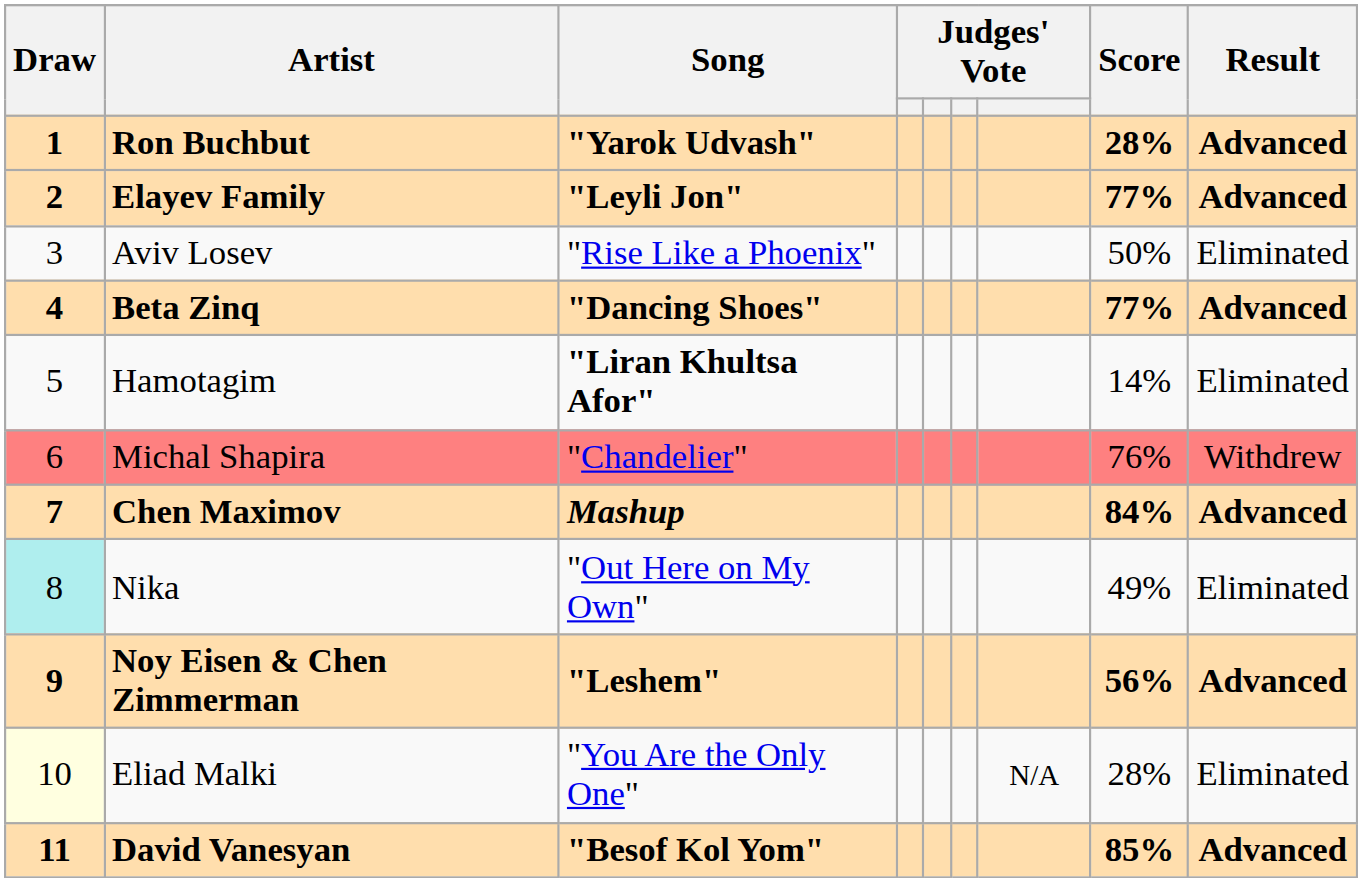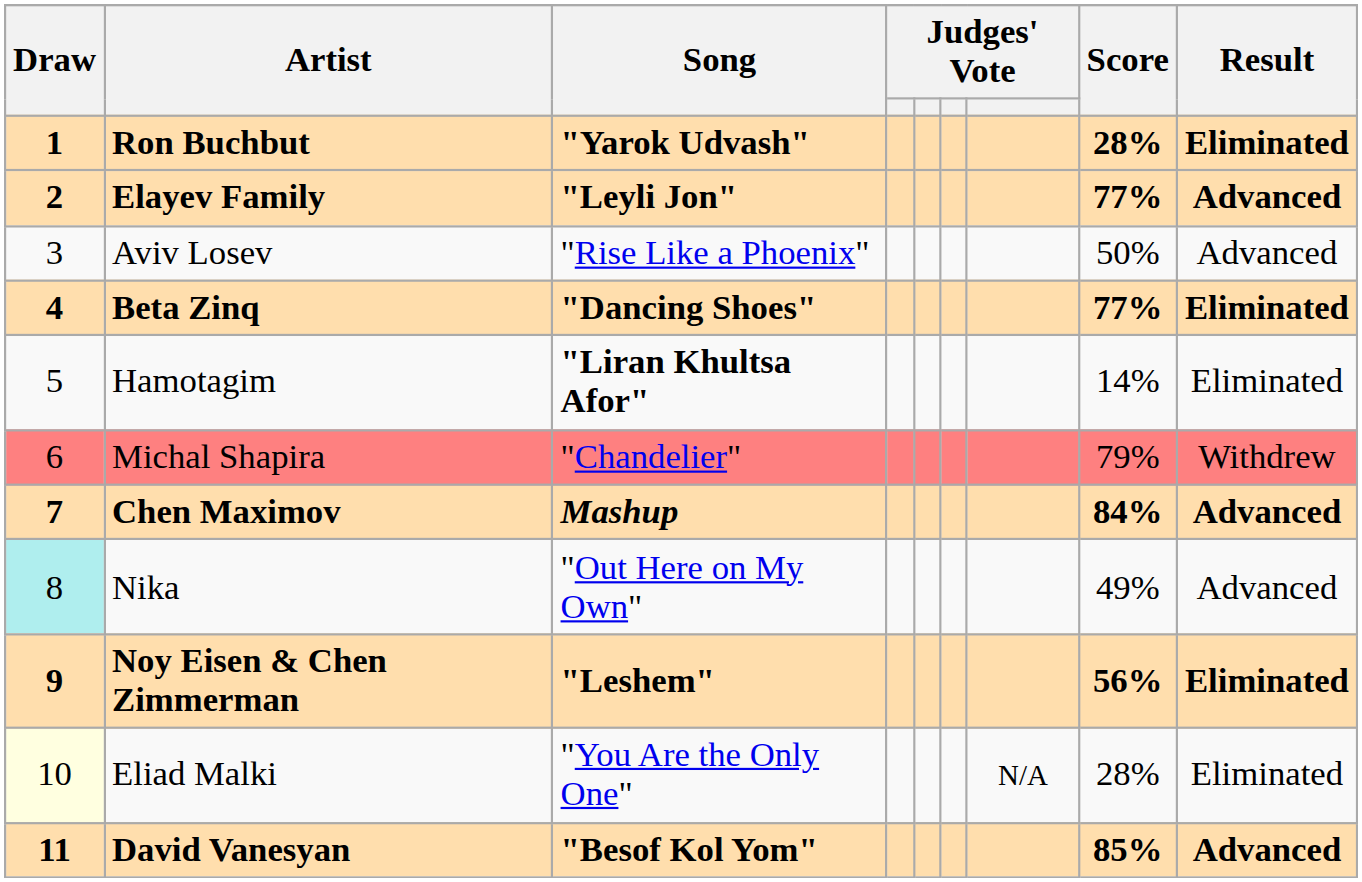(1273, 142) Advanced -> (1267, 142) Eliminated
(1273, 252) Eliminated -> (1267, 252) Advanced
(1273, 307) Advanced -> (1267, 307) Eliminated
(1139, 456) 76% -> (1128, 456) 79%
(1273, 586) Eliminated -> (1267, 586) Advanced
(1273, 680) Advanced -> (1267, 680) Eliminated
